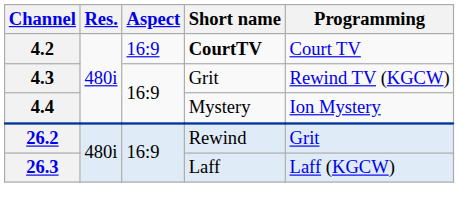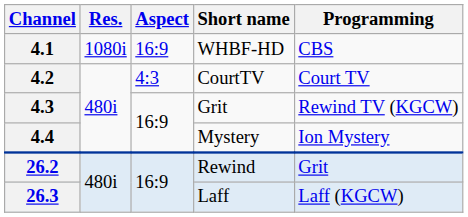+ row: (42, 48)
(143, 48) 16:9 -> (147, 78) 4:3
(225, 48) bold -> (231, 78) normal
